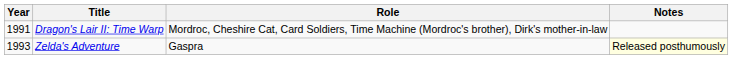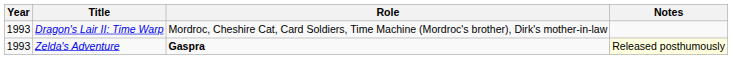(19, 29) 1991 -> (19, 29) 1993
(186, 46) normal -> (187, 46) bold
